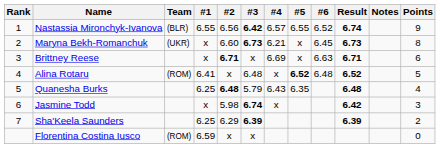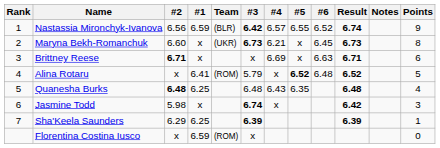columns swapped: (179, 12) <-> (229, 12)
(206, 27) 6.55 -> (200, 27) 6.59
(253, 74) 6.48 -> (253, 74) 5.79
(253, 89) 5.79 -> (253, 89) 6.48
(418, 120) 2 -> (418, 120) 1
